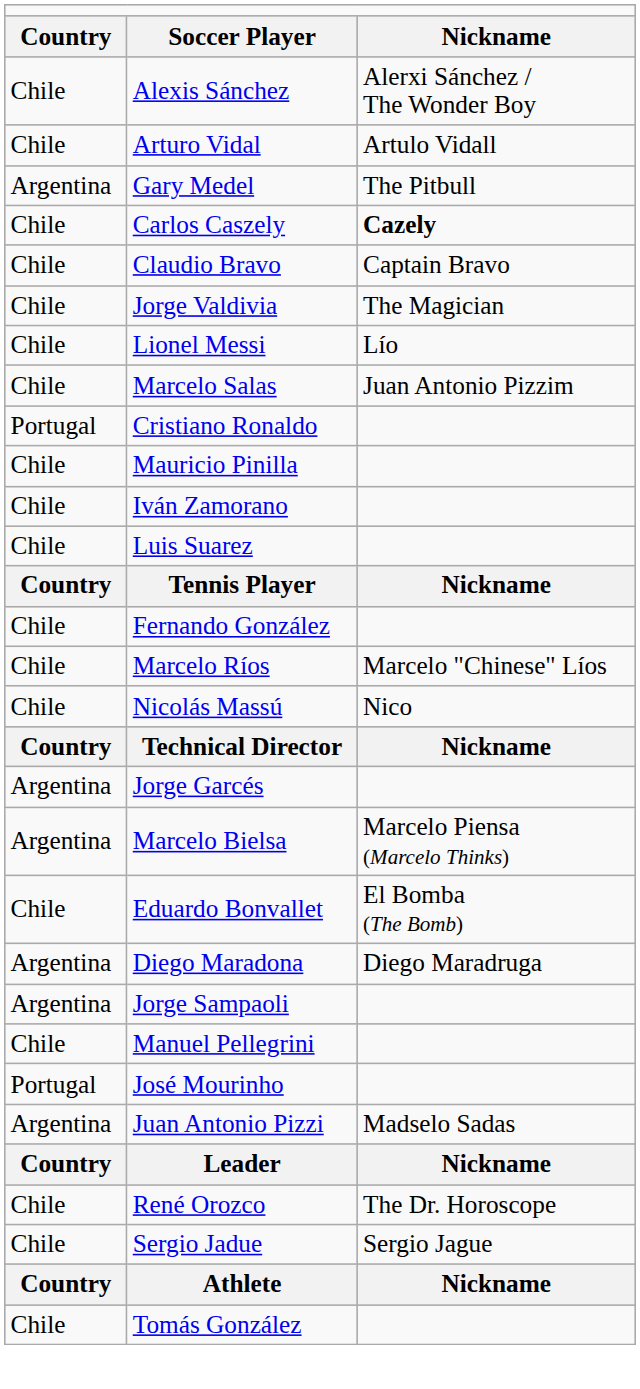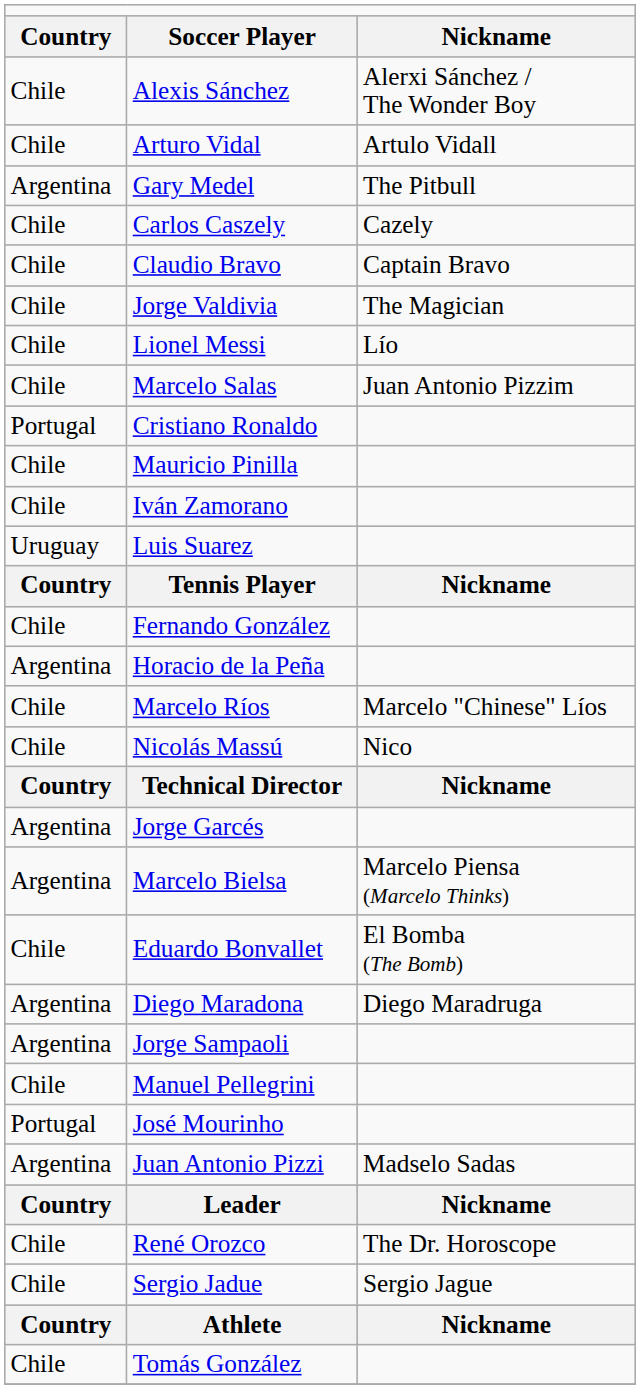(400, 225) bold -> (398, 225) normal
(38, 545) Chile -> (55, 545) Uruguay
+ row: (229, 666)
